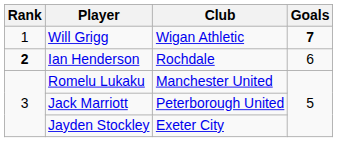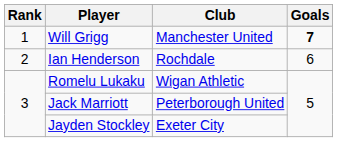(200, 37) Wigan Athletic -> (214, 37) Manchester United
(25, 59) bold -> (25, 59) normal
(214, 81) Manchester United -> (200, 81) Wigan Athletic
